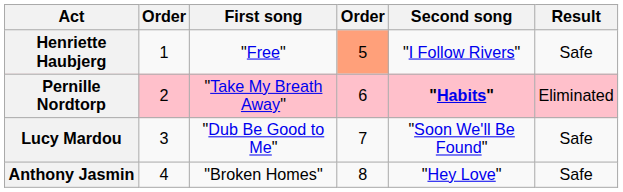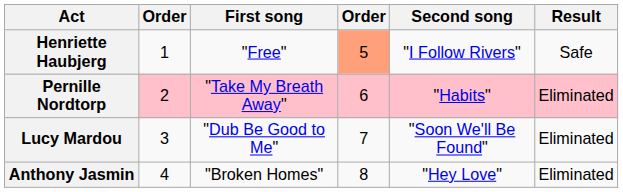(462, 95) bold -> (462, 95) normal
(576, 139) Safe -> (576, 139) Eliminated
(576, 174) Safe -> (576, 174) Eliminated
